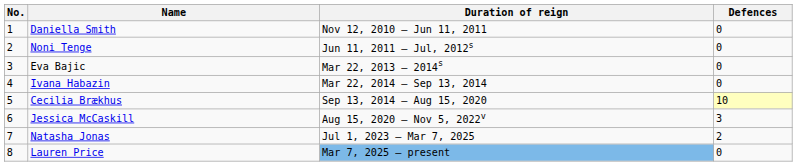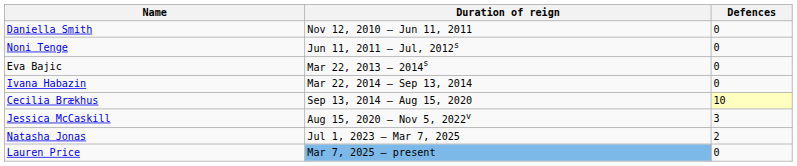- column: (16, 13)
